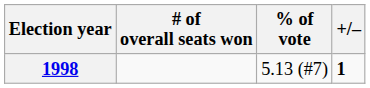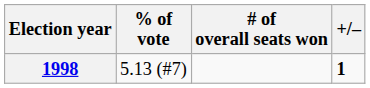columns swapped: (295, 29) <-> (186, 29)
